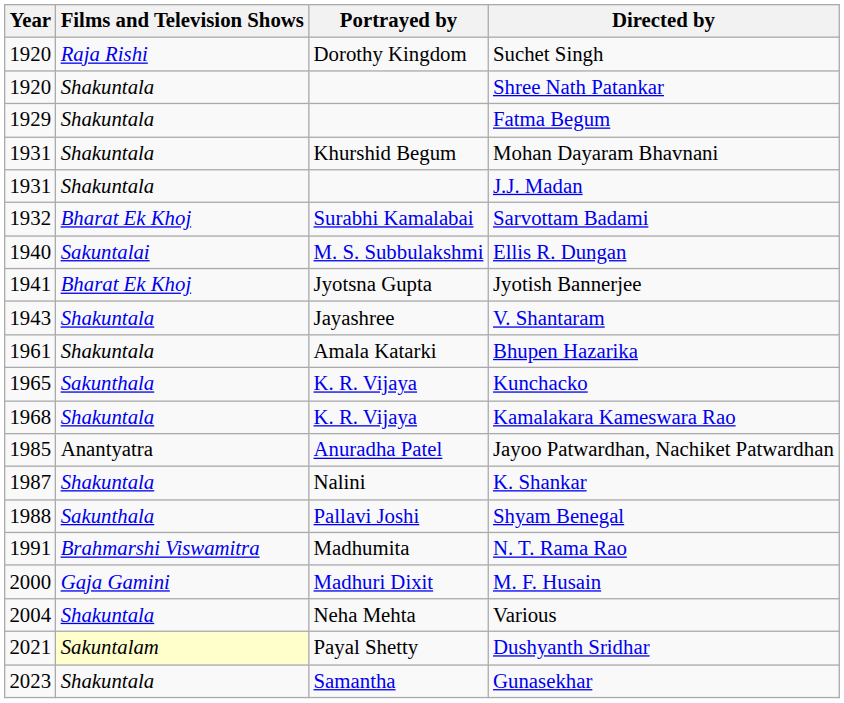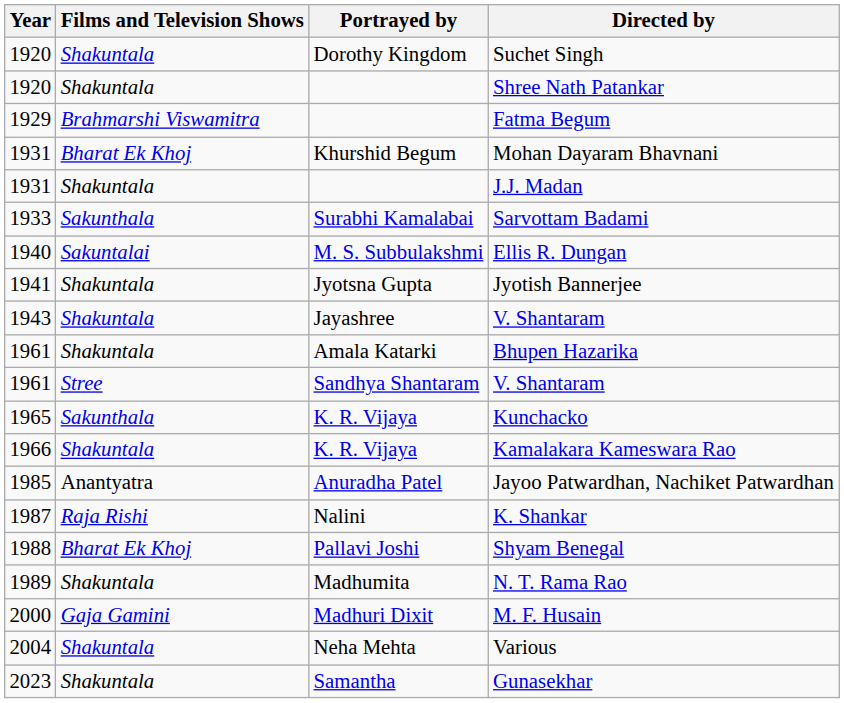(104, 53) Raja Rishi -> (107, 53) Shakuntala
(107, 119) Shakuntala -> (160, 119) Brahmarshi Viswamitra
(107, 152) Shakuntala -> (126, 152) Bharat Ek Khoj
(30, 218) 1932 -> (30, 218) 1933
(126, 218) Bharat Ek Khoj -> (107, 218) Sakunthala
(126, 284) Bharat Ek Khoj -> (107, 284) Shakuntala
+ row: (396, 383)
(30, 416) 1968 -> (30, 449) 1966
(107, 482) Shakuntala -> (104, 515) Raja Rishi
(107, 515) Sakunthala -> (126, 548) Bharat Ek Khoj
(30, 548) 1991 -> (30, 581) 1989
(160, 548) Brahmarshi Viswamitra -> (107, 581) Shakuntala
- row: (366, 647)
